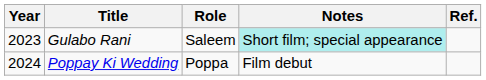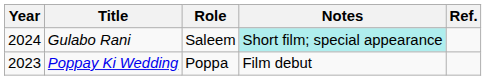(24, 39) 2023 -> (24, 39) 2024
(24, 63) 2024 -> (24, 63) 2023
